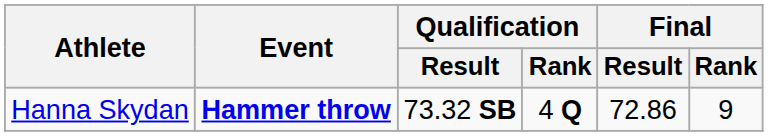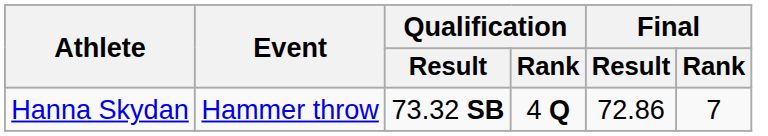(296, 110) bold -> (290, 110) normal
(726, 110) 9 -> (714, 110) 7
